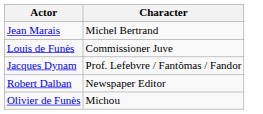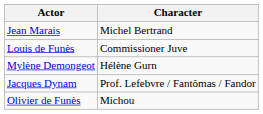+ row: (51, 65)
- row: (39, 83)
